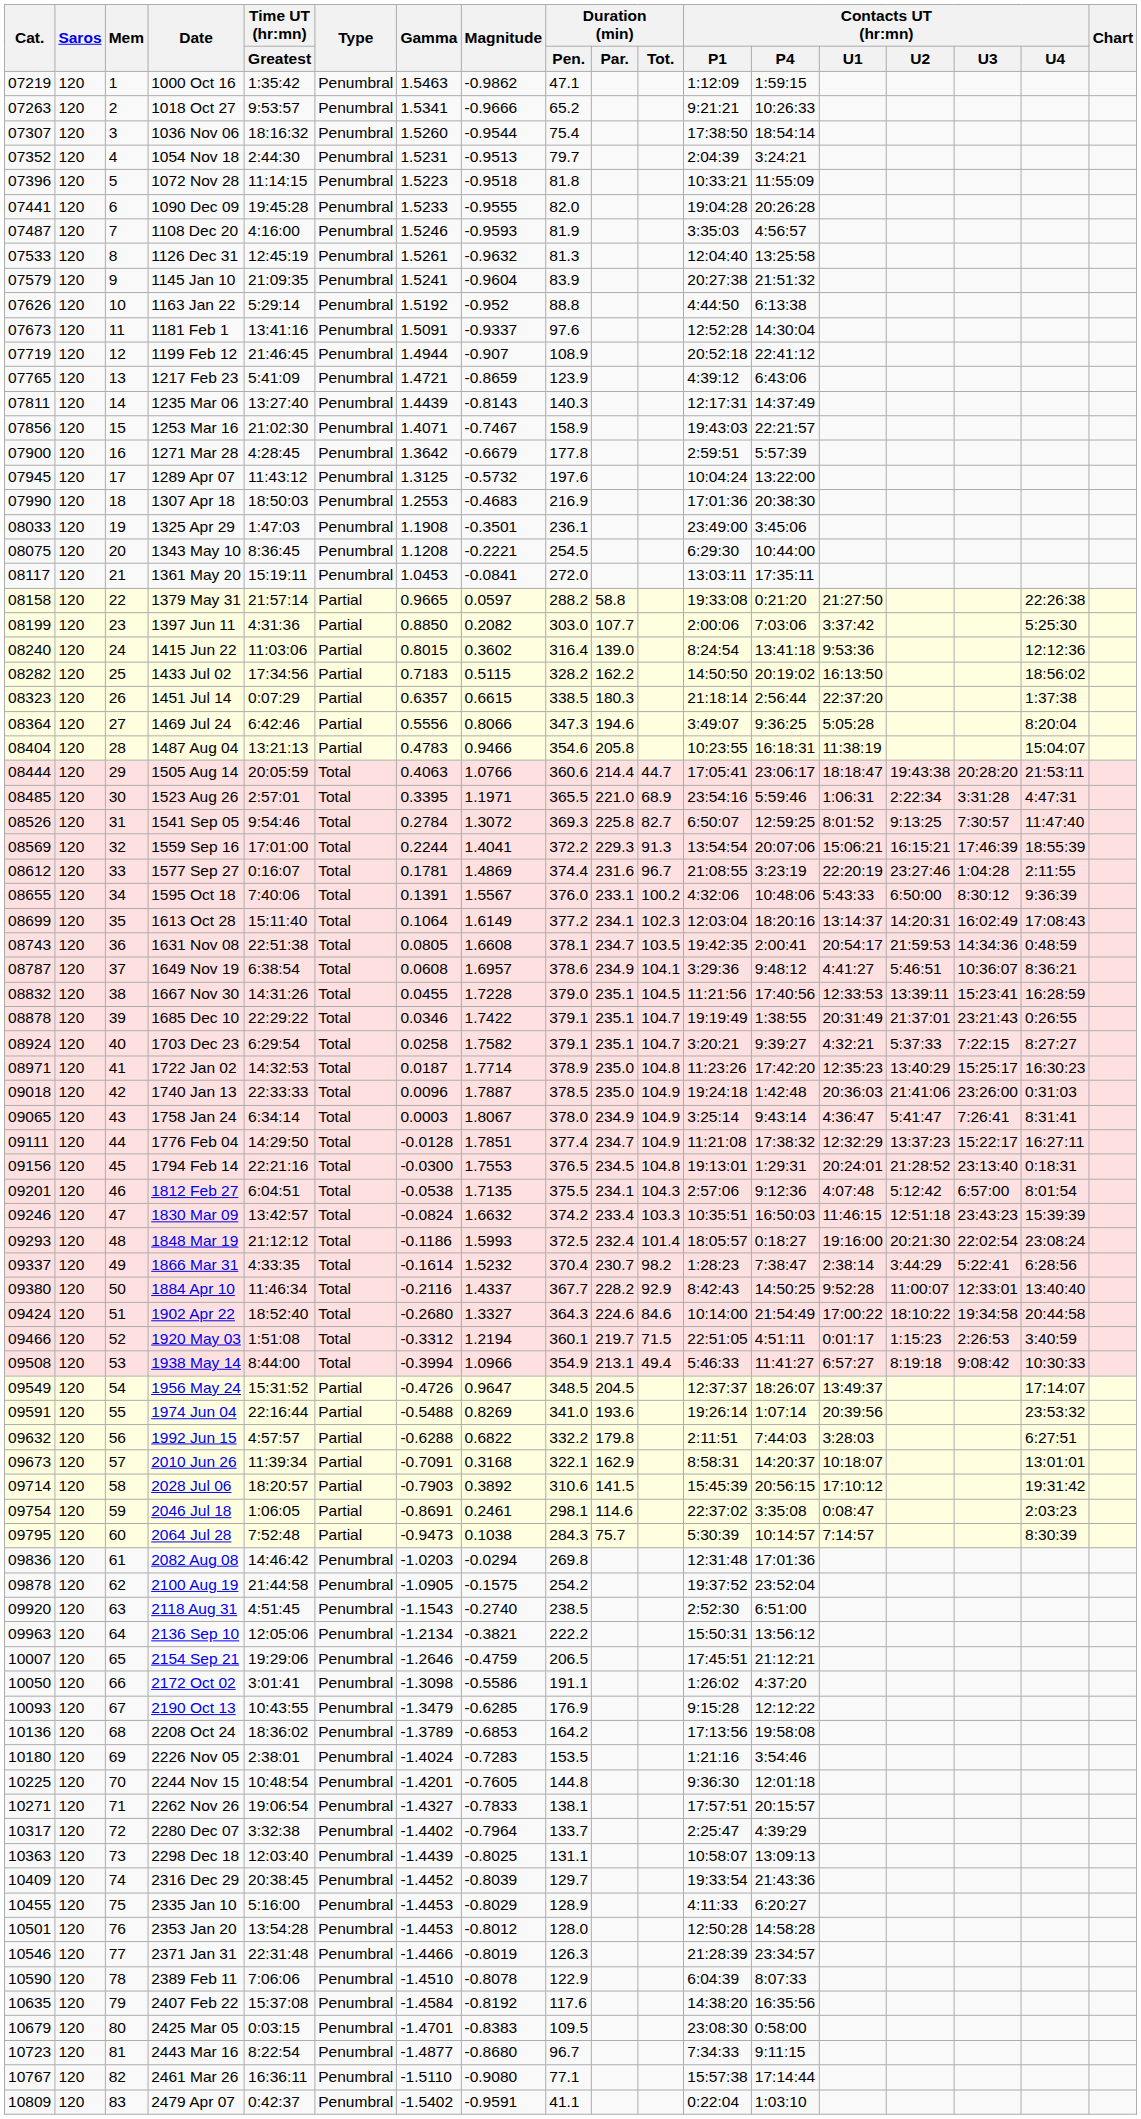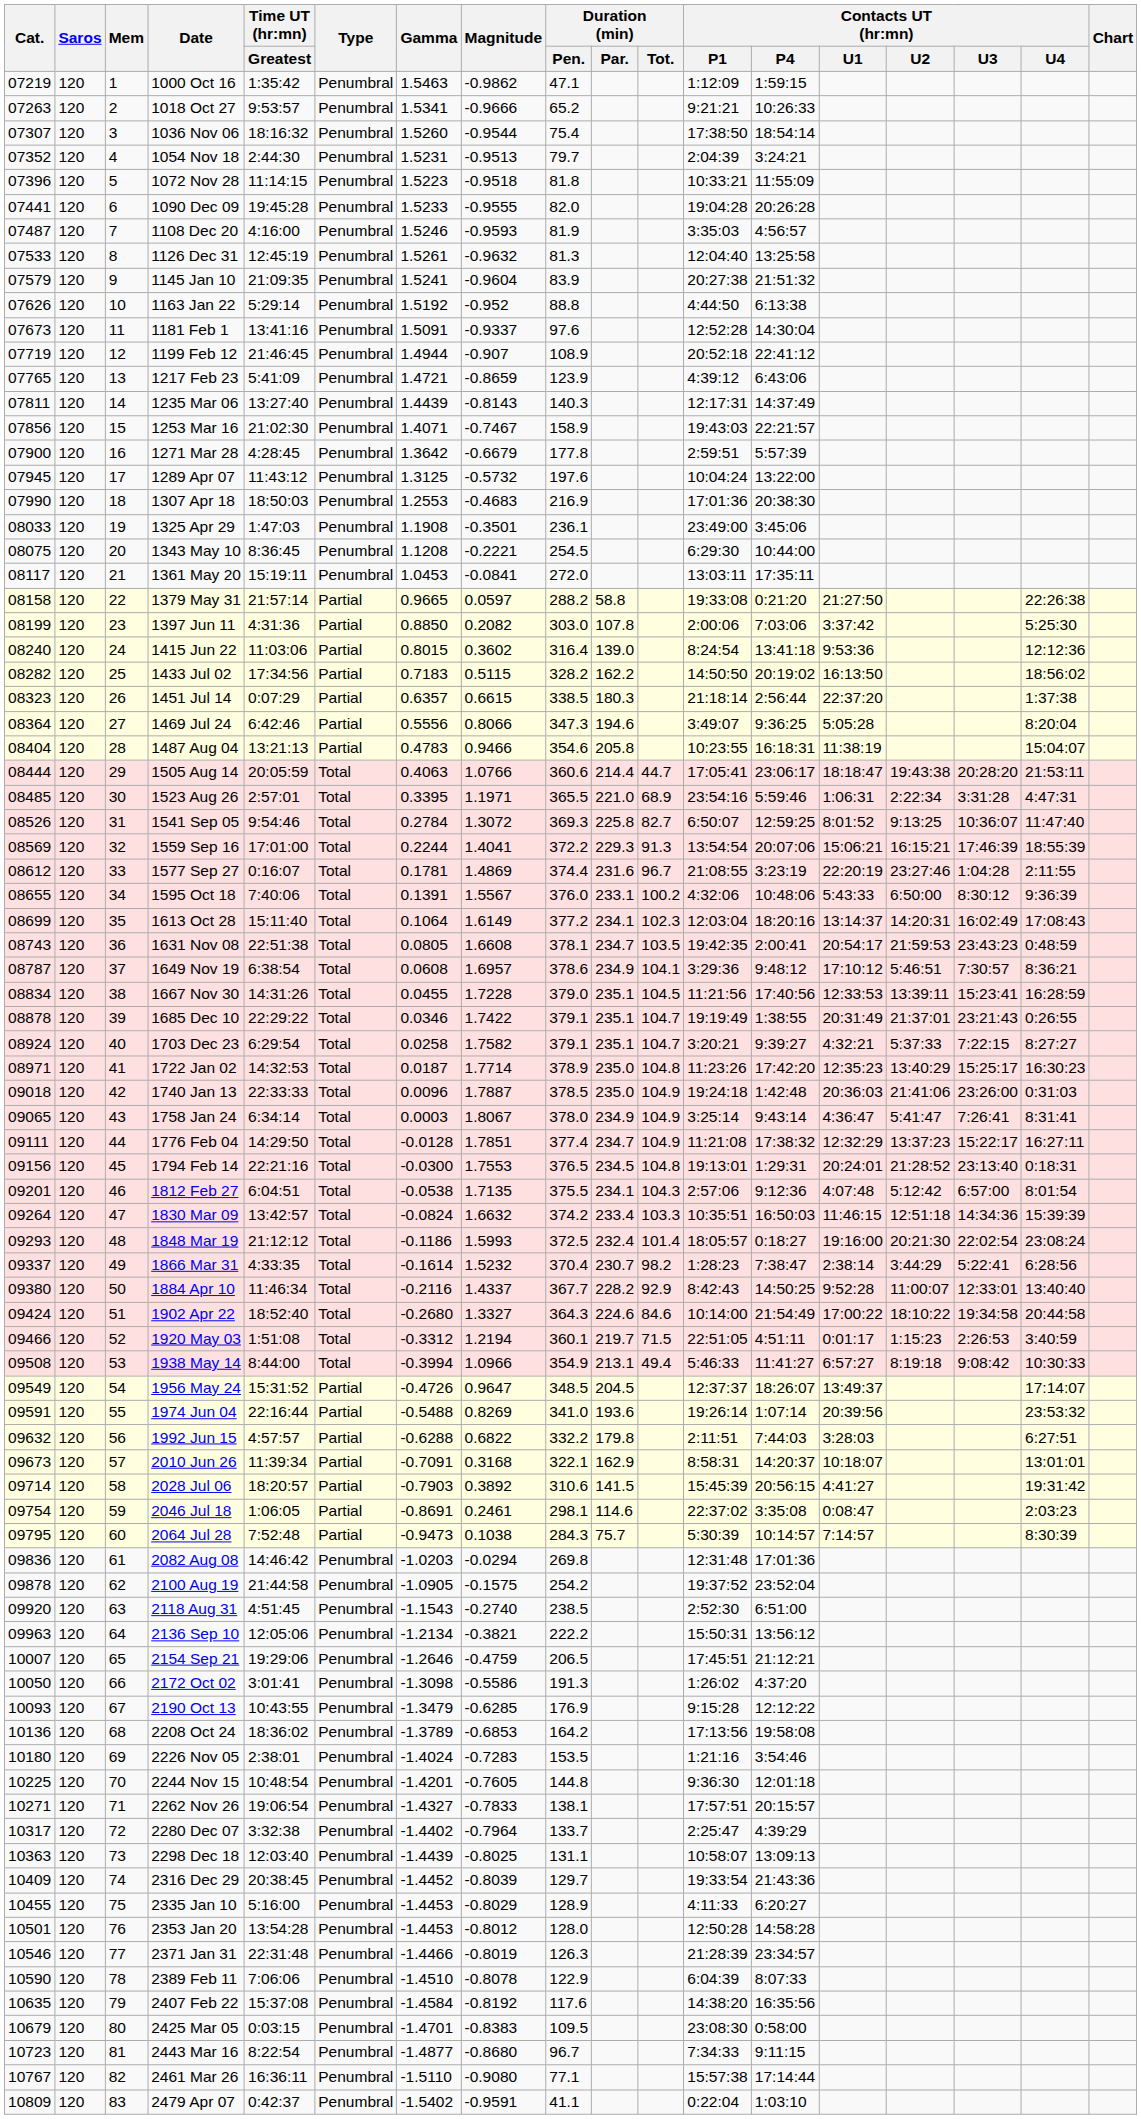(615, 624) 107.7 -> (615, 624) 107.8
(983, 821) 7:30:57 -> (988, 821) 10:36:07
(988, 944) 14:34:36 -> (988, 944) 23:43:23
(848, 969) 4:41:27 -> (853, 969) 17:10:12
(988, 969) 10:36:07 -> (983, 969) 7:30:57
(30, 994) 08832 -> (30, 994) 08834
(30, 1215) 09246 -> (30, 1215) 09264
(988, 1215) 23:43:23 -> (988, 1215) 14:34:36
(853, 1486) 17:10:12 -> (848, 1486) 4:41:27
(569, 1683) 191.1 -> (569, 1683) 191.3
